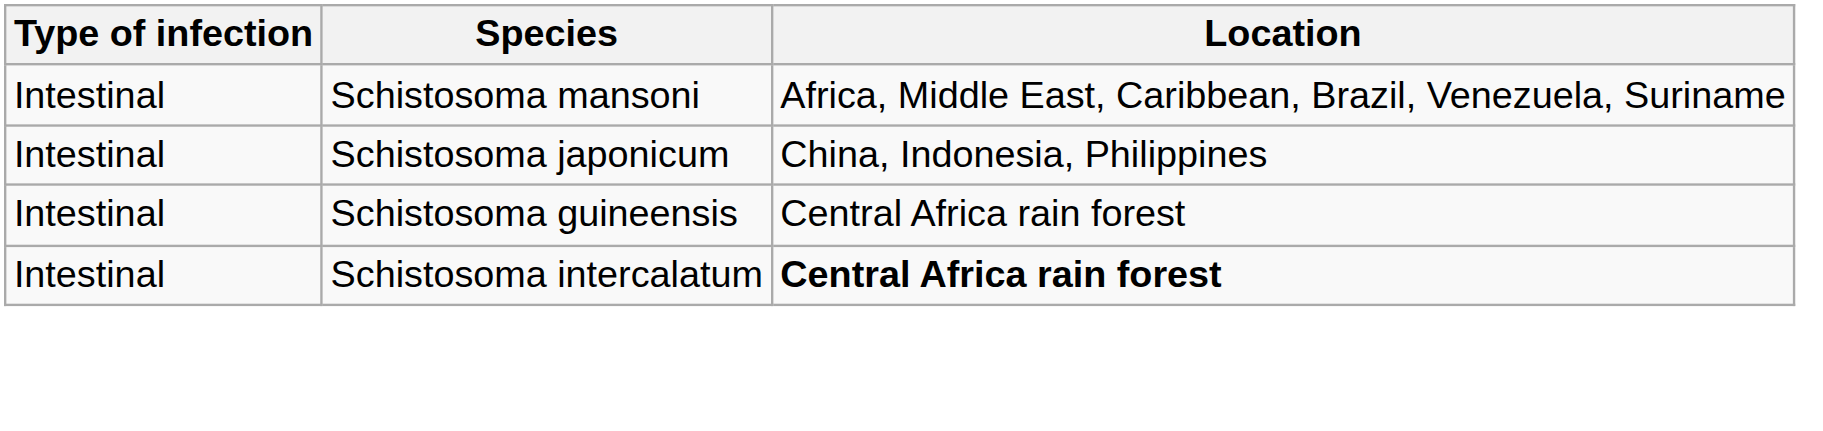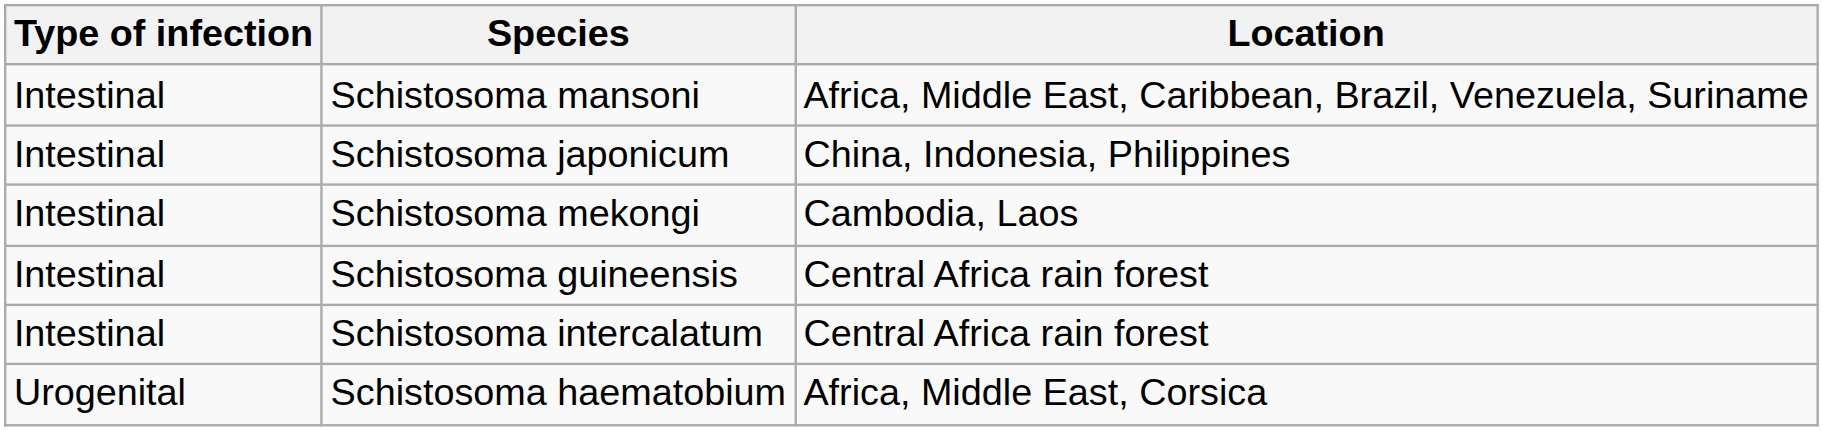+ row: (515, 214)
(1001, 273) bold -> (1006, 333) normal
+ row: (558, 393)
